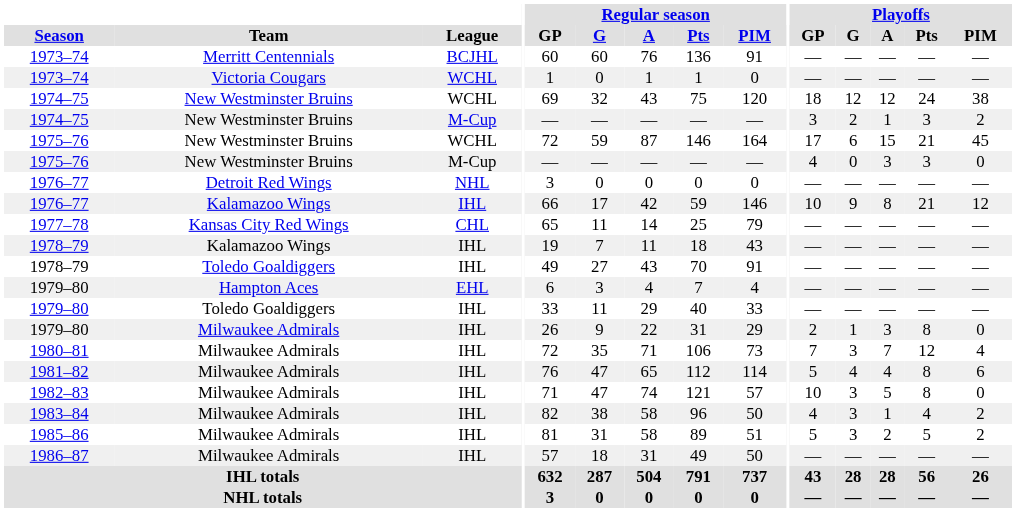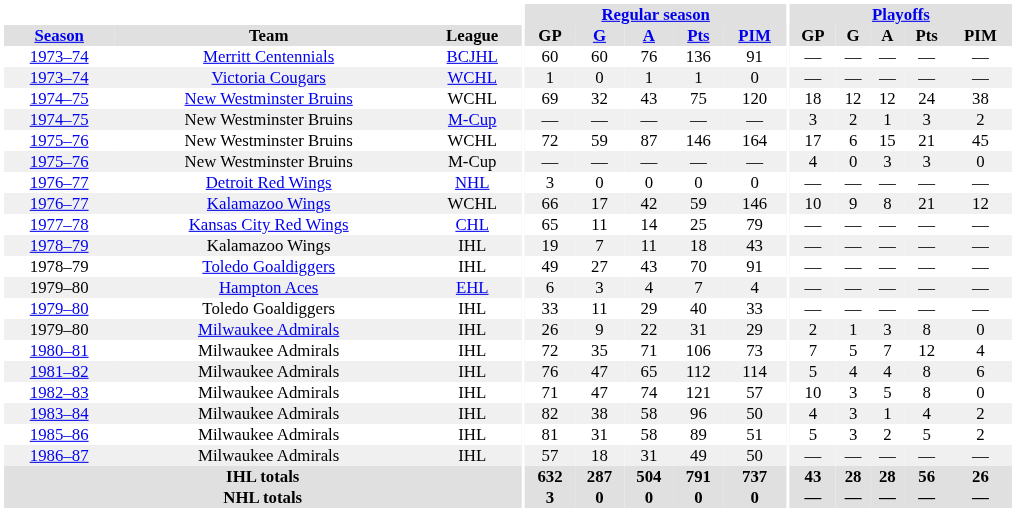(472, 203) IHL -> (472, 203) WCHL
(853, 350) 3 -> (853, 350) 5
